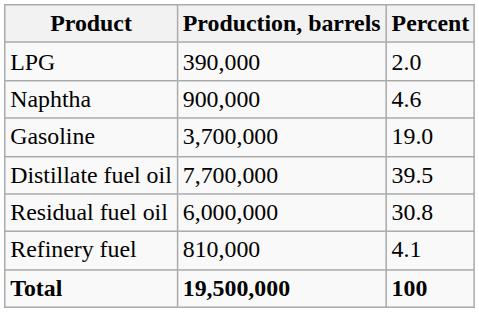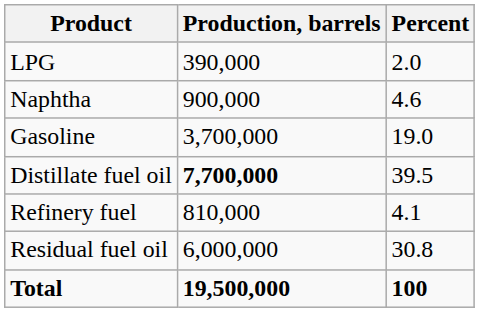(230, 174) normal -> (230, 174) bold
rows swapped: (89, 212) <-> (73, 250)
